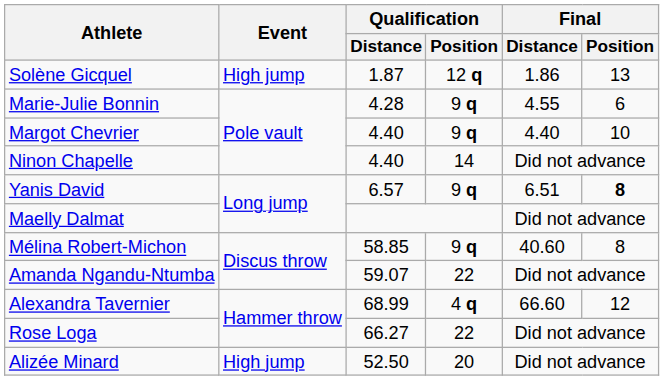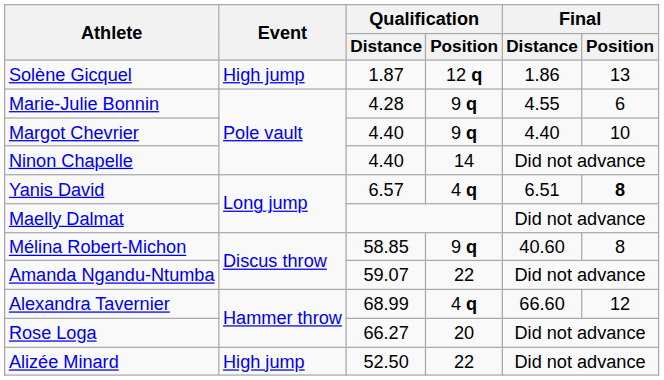(464, 190) 9 q -> (464, 190) 4 q
(464, 333) 22 -> (464, 333) 20
(464, 362) 20 -> (464, 362) 22
